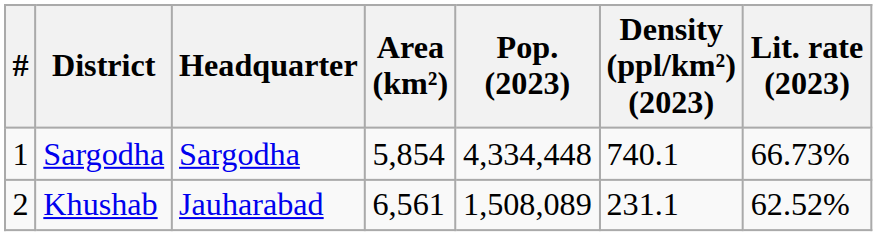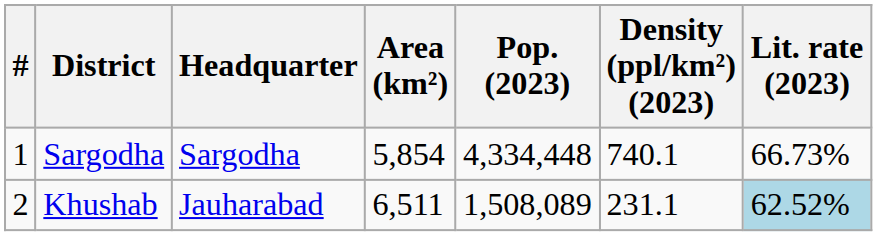(409, 204) 6,561 -> (408, 204) 6,511
(800, 204) no background -> (800, 204) lightblue background
